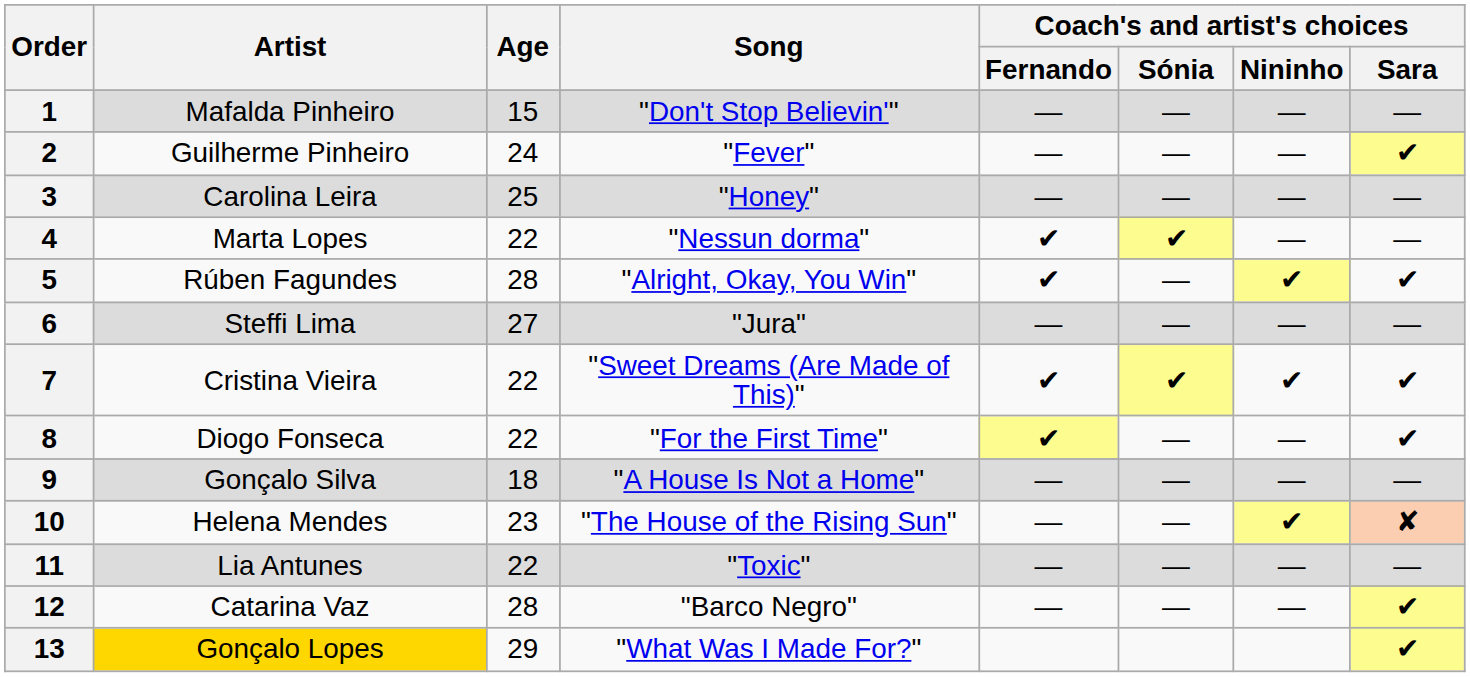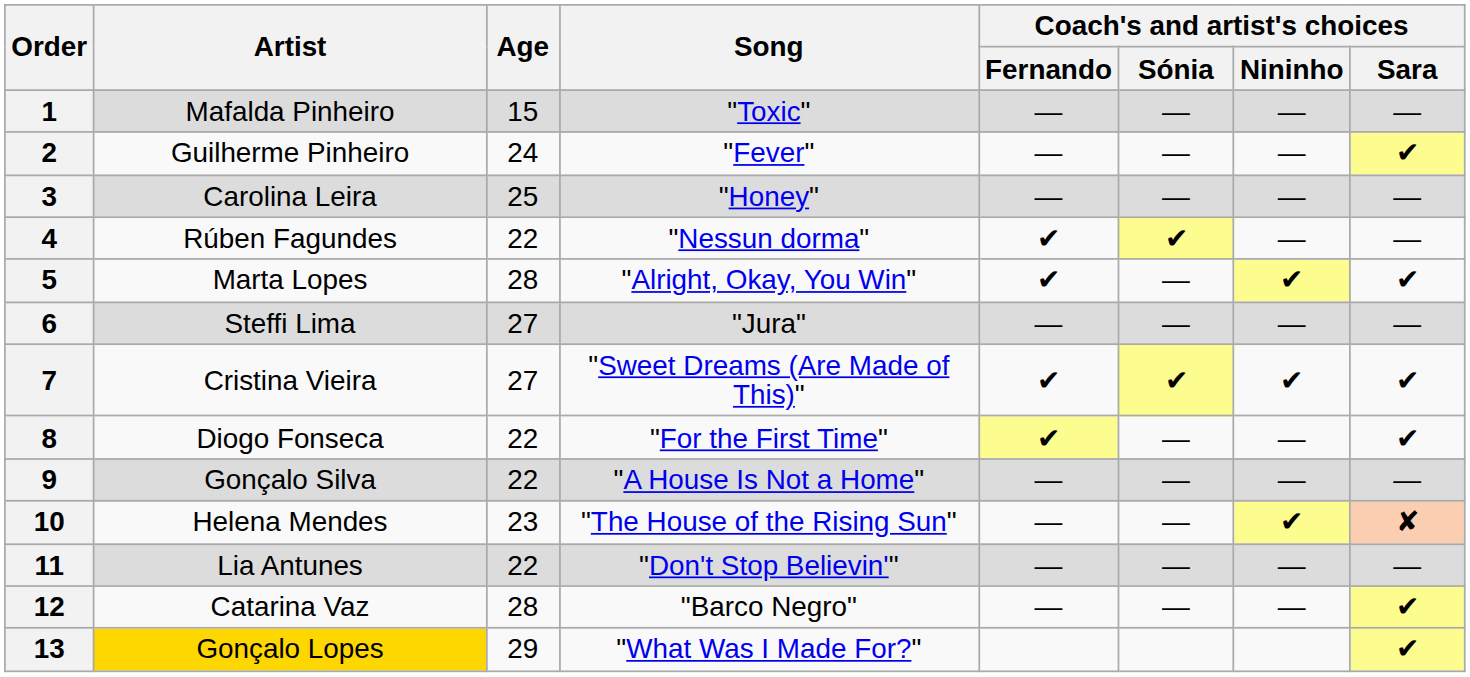(769, 111) "Don't Stop Believin'" -> (769, 111) "Toxic"
(290, 238) Marta Lopes -> (290, 238) Rúben Fagundes
(290, 281) Rúben Fagundes -> (290, 281) Marta Lopes
(523, 380) 22 -> (523, 380) 27
(523, 480) 18 -> (523, 480) 22
(769, 565) "Toxic" -> (769, 565) "Don't Stop Believin'"
